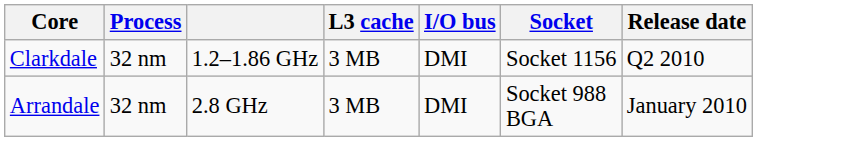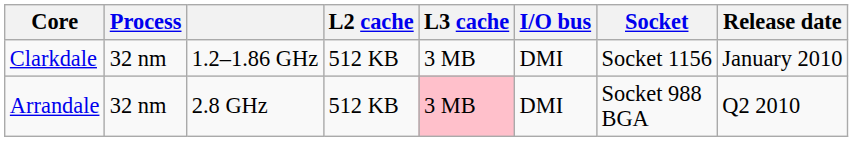+ column: (371, 22)
(666, 57) Q2 2010 -> (782, 57) January 2010
(354, 105) no background -> (450, 105) pink background
(687, 105) January 2010 -> (761, 105) Q2 2010
